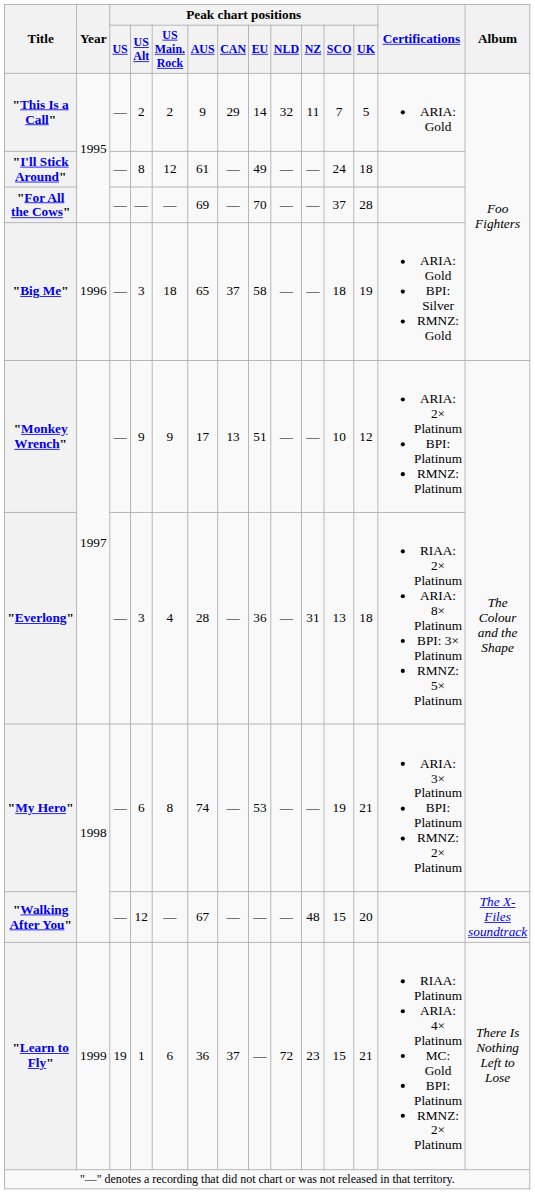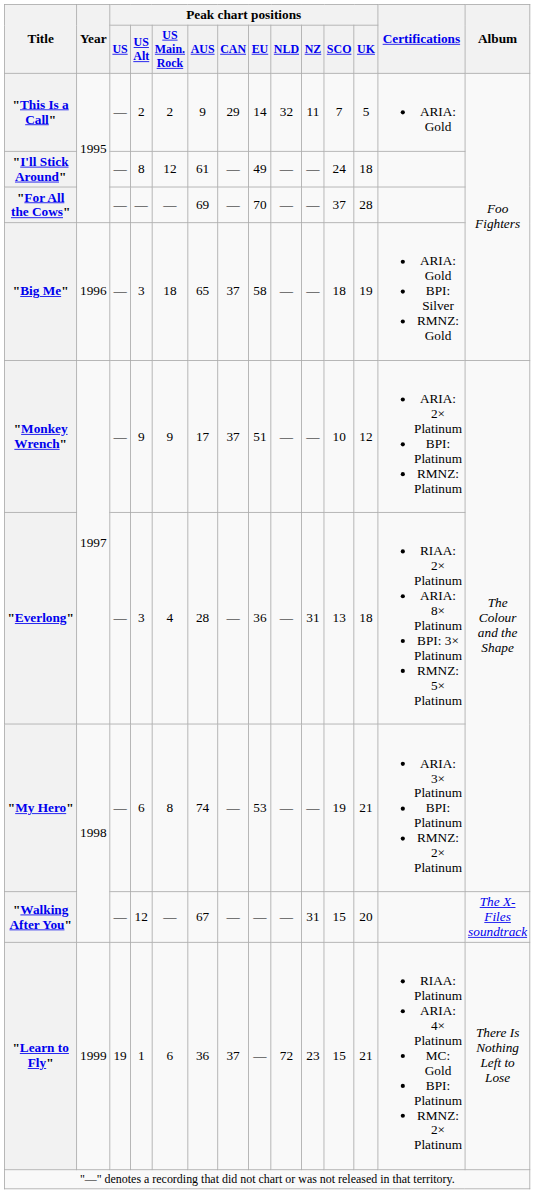(233, 436) 13 -> (233, 436) 37
(313, 917) 48 -> (313, 917) 31
